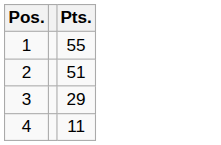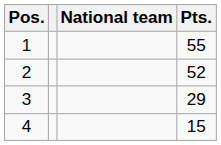+ column: (117, 18)
(76, 72) 51 -> (196, 72) 52
(76, 126) 11 -> (196, 126) 15
